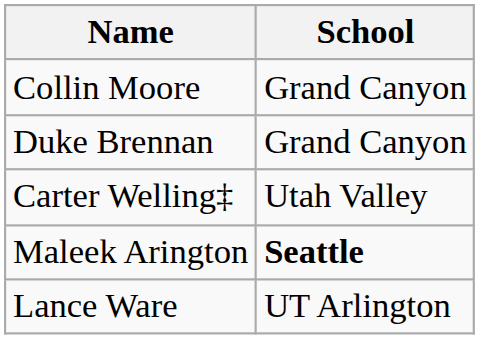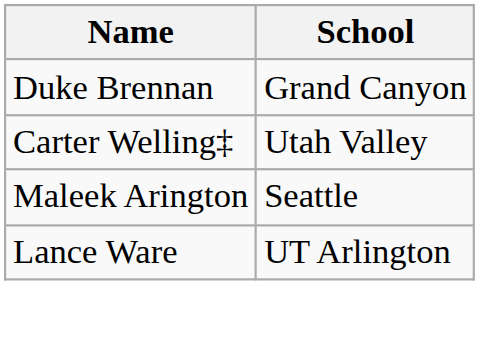- row: (107, 86)
(314, 251) bold -> (311, 196) normal
